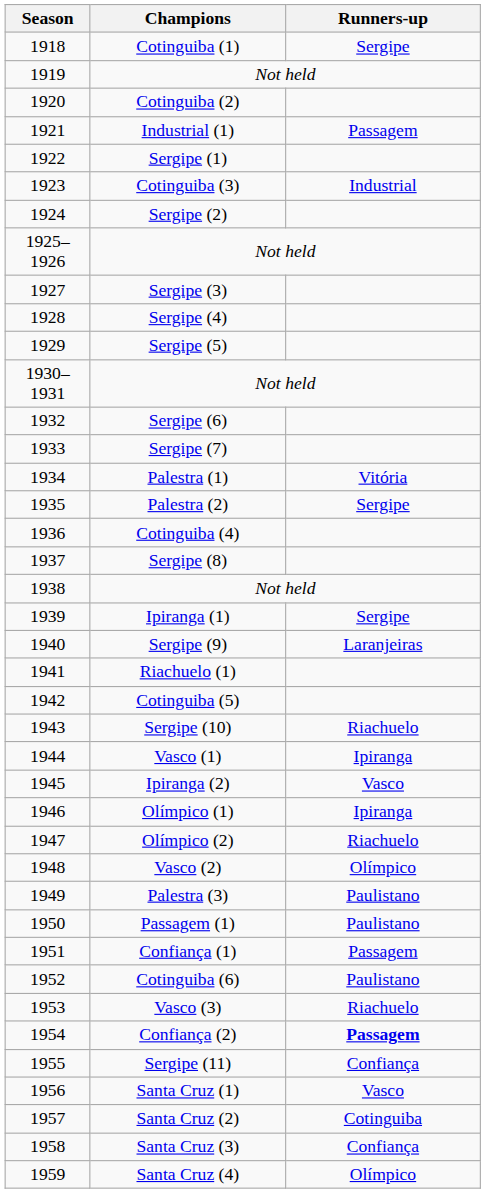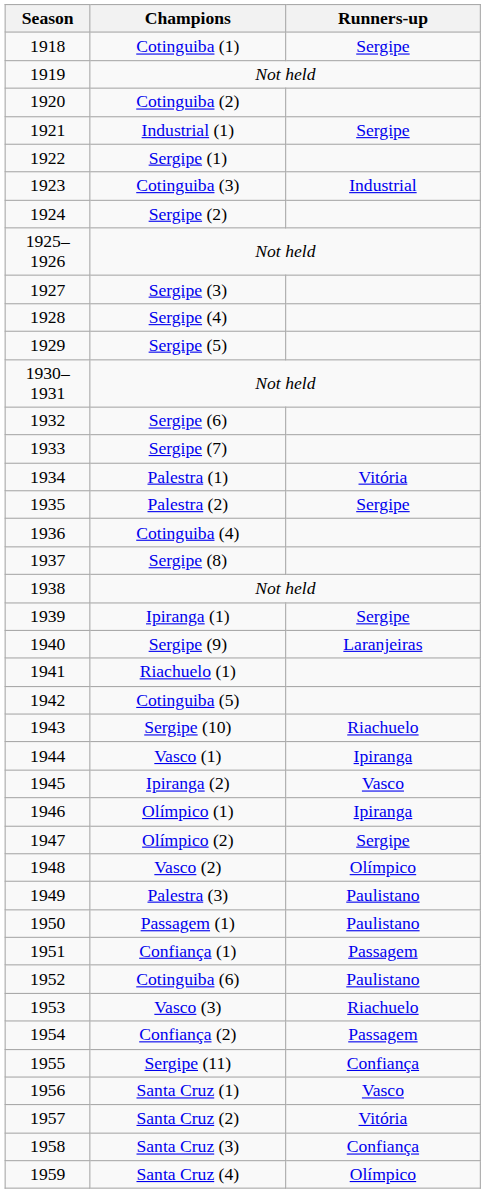(383, 130) Passagem -> (383, 130) Sergipe
(383, 839) Riachuelo -> (383, 839) Sergipe
(383, 1034) bold -> (383, 1034) normal
(383, 1118) Cotinguiba -> (383, 1118) Vitória
